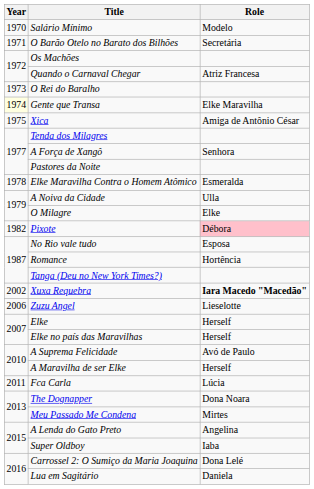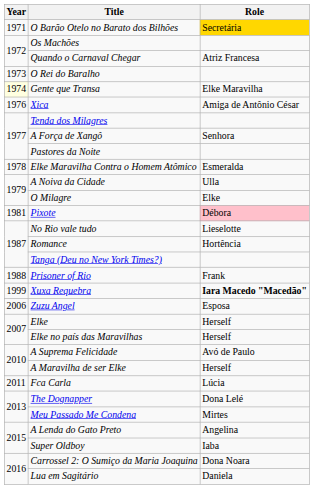- row: (61, 27)
(222, 43) no background -> (222, 27) gold background
(16, 120) 1975 -> (16, 105) 1976
(16, 228) 1982 -> (16, 213) 1981
(216, 244) Esposa -> (221, 228) Lieselotte
+ row: (61, 275)
(16, 290) 2002 -> (16, 290) 1999
(221, 306) Lieselotte -> (216, 306) Esposa
(226, 399) Dona Noara -> (223, 399) Dona Lelé
(223, 461) Dona Lelé -> (226, 461) Dona Noara
